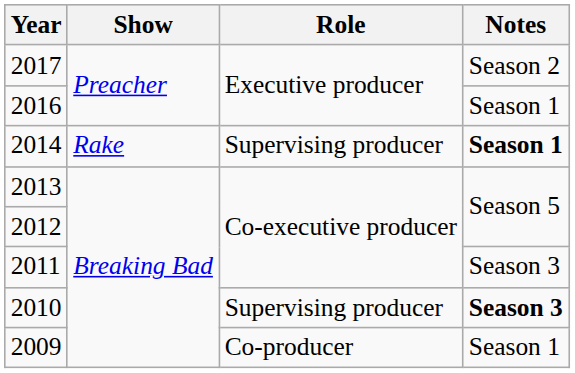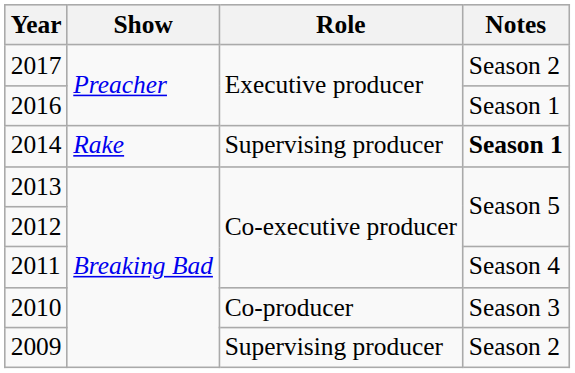(514, 266) Season 3 -> (514, 266) Season 4
(334, 307) Supervising producer -> (289, 307) Co-producer
(516, 307) bold -> (514, 307) normal
(289, 347) Co-producer -> (334, 347) Supervising producer
(514, 347) Season 1 -> (514, 347) Season 2
